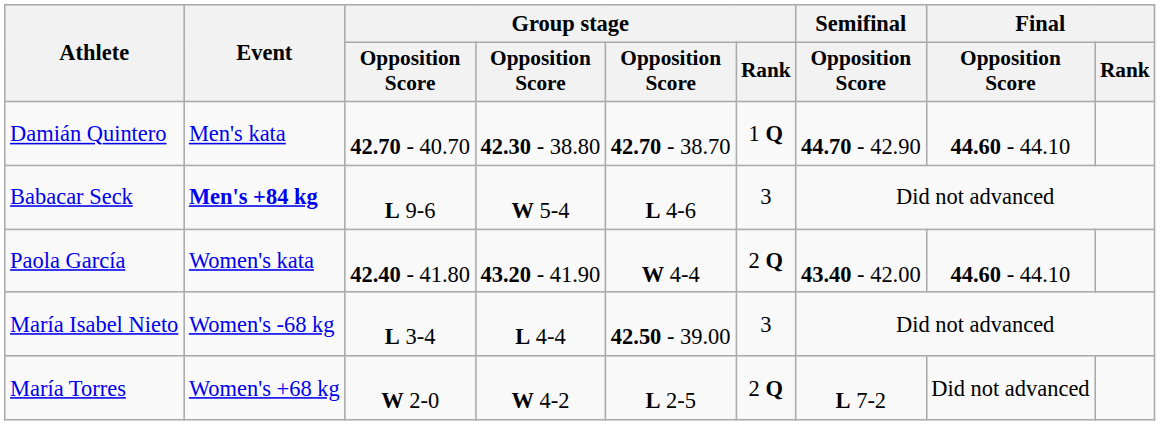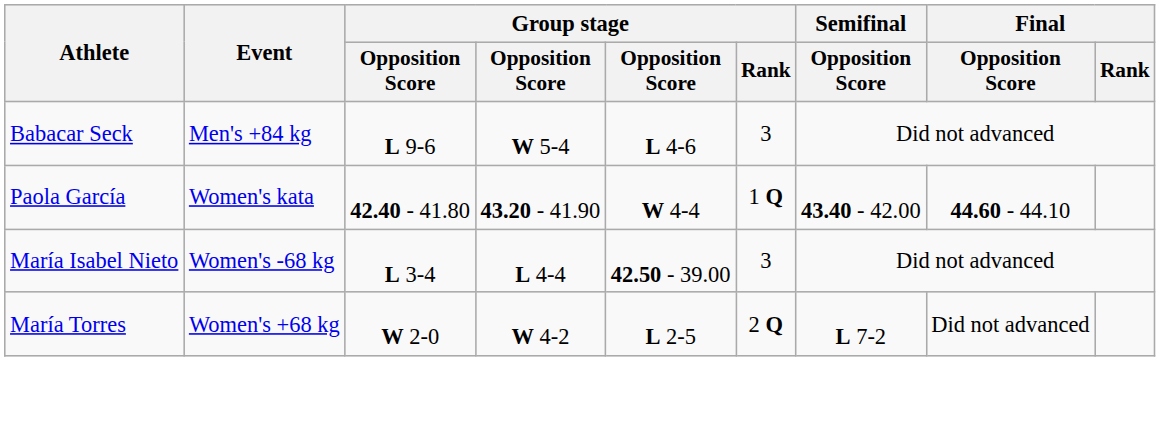- row: (88, 133)
(253, 197) bold -> (250, 133) normal
(766, 260) 2 Q -> (766, 197) 1 Q
